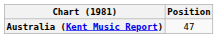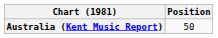(189, 26) 47 -> (189, 26) 50
